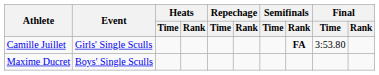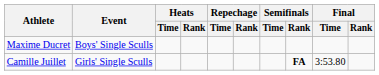rows swapped: (38, 62) <-> (36, 45)
